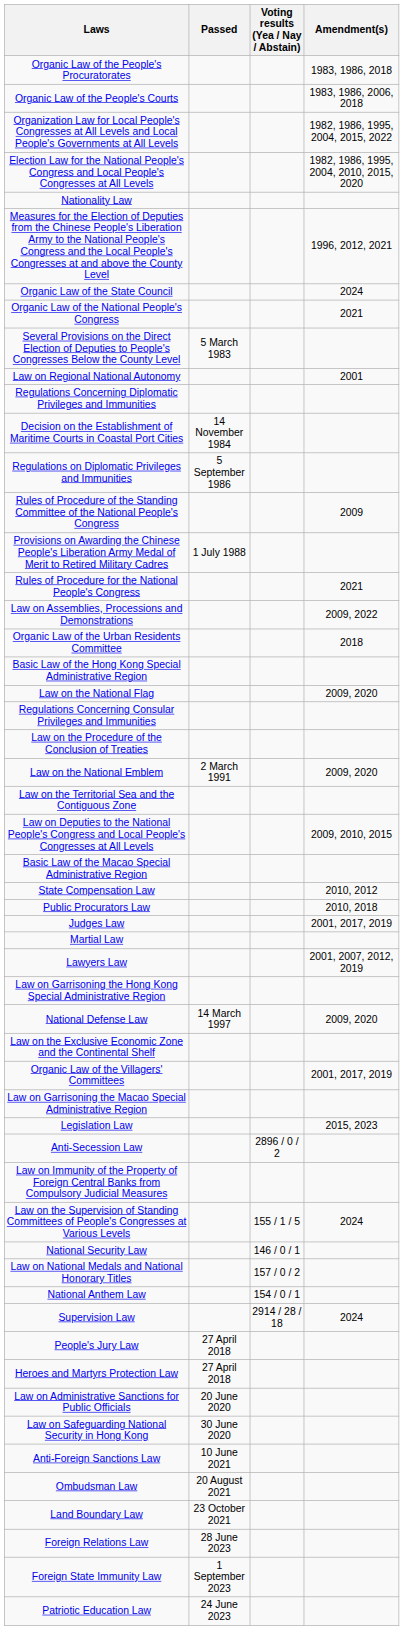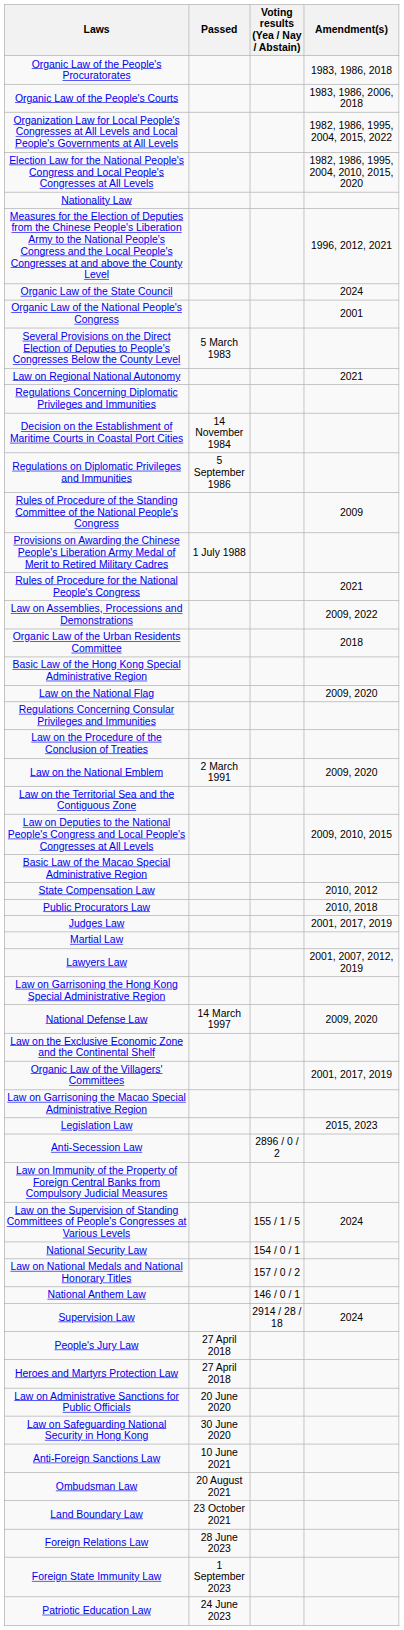(351, 314) 2021 -> (351, 314) 2001
(351, 376) 2001 -> (351, 376) 2021
(277, 1250) 146 / 0 / 1 -> (277, 1250) 154 / 0 / 1
(277, 1295) 154 / 0 / 1 -> (277, 1295) 146 / 0 / 1
